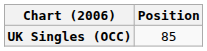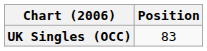(169, 36) 85 -> (169, 36) 83
